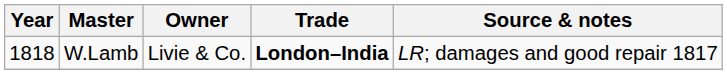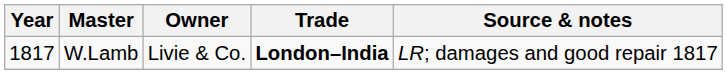(32, 52) 1818 -> (32, 52) 1817
